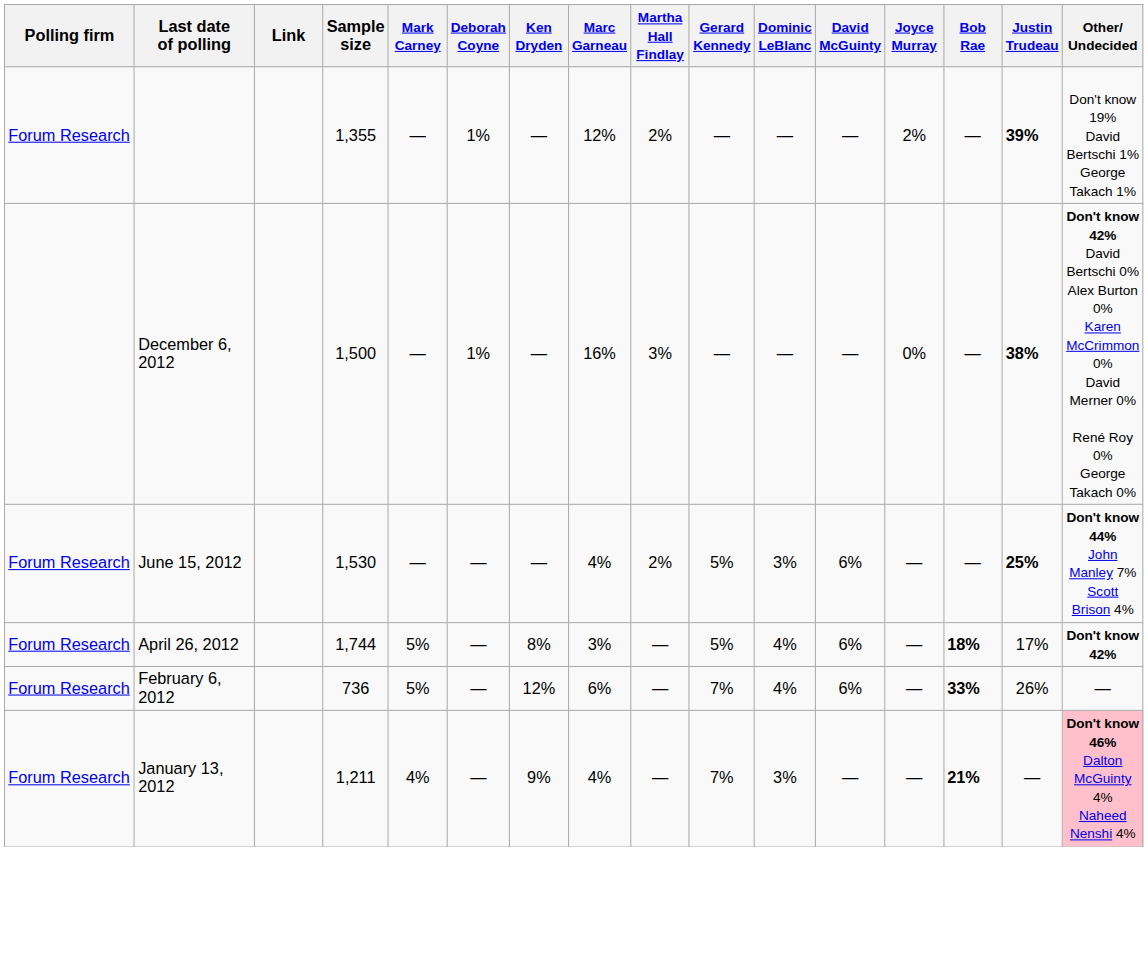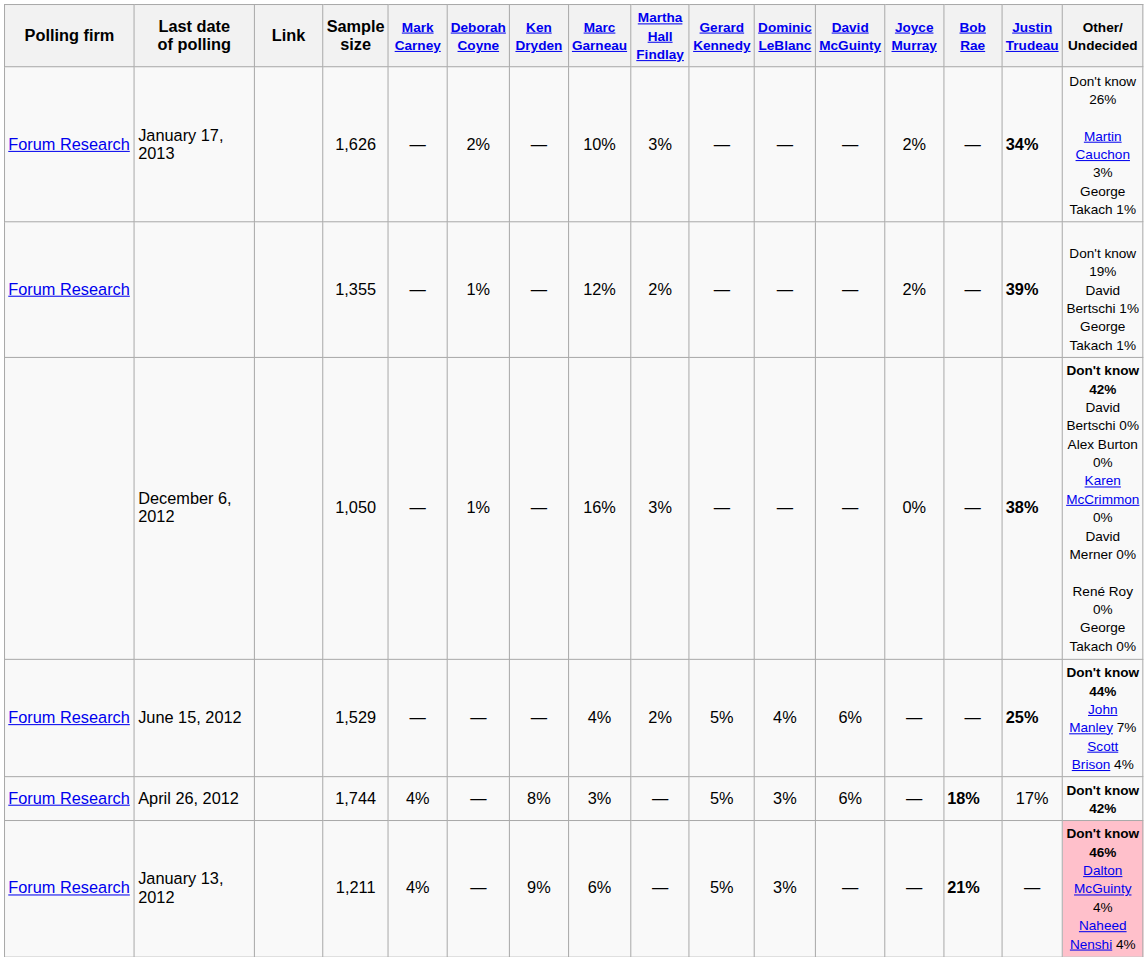+ row: (181, 144)
(356, 353) 1,500 -> (356, 508) 1,050
(356, 563) 1,530 -> (356, 717) 1,529
(785, 563) 3% -> (785, 717) 4%
(418, 644) 5% -> (418, 798) 4%
(785, 644) 4% -> (785, 798) 3%
- row: (180, 688)
(600, 778) 4% -> (600, 888) 6%
(722, 778) 7% -> (722, 888) 5%
